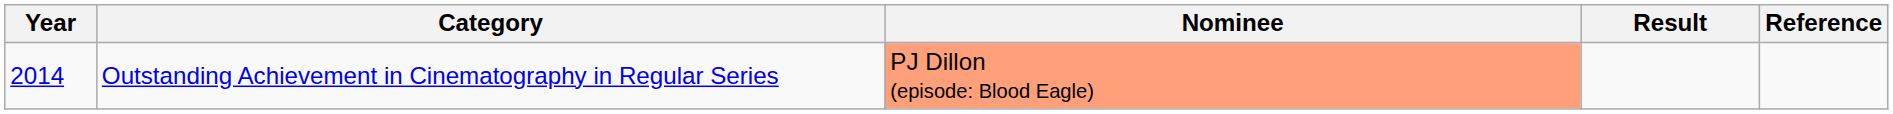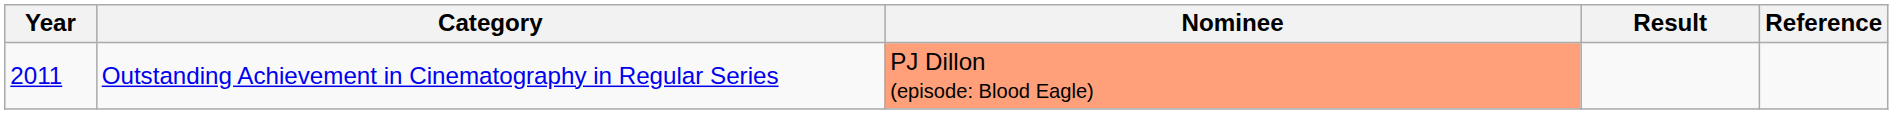(37, 75) 2014 -> (36, 75) 2011
